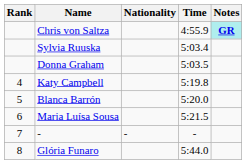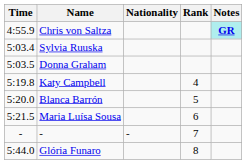columns swapped: (20, 13) <-> (195, 13)
